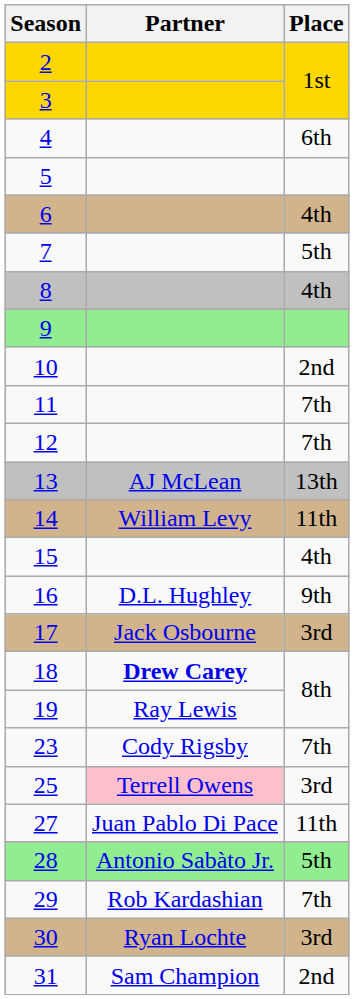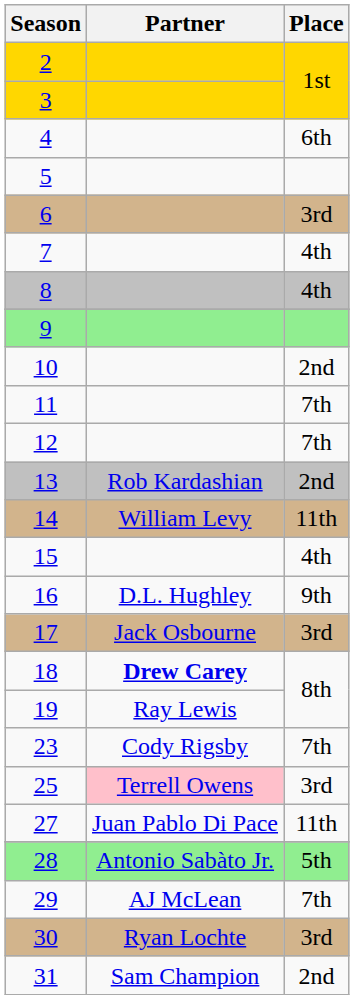(316, 213) 4th -> (316, 213) 3rd
(316, 251) 5th -> (316, 251) 4th
(185, 480) AJ McLean -> (185, 480) Rob Kardashian
(316, 480) 13th -> (316, 480) 2nd
(185, 898) Rob Kardashian -> (185, 898) AJ McLean
